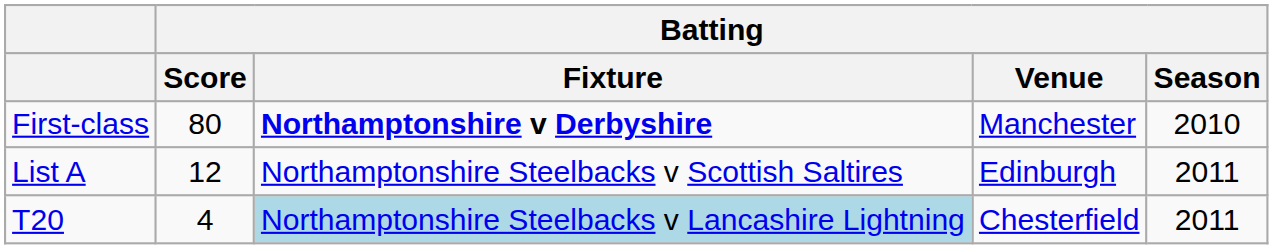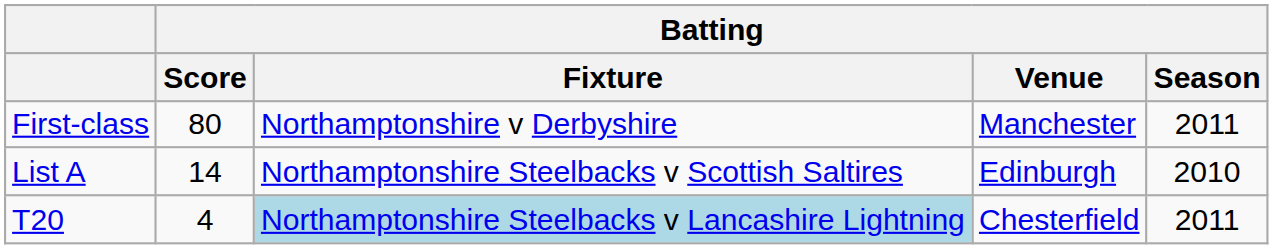(487, 124) bold -> (469, 124) normal
(1207, 124) 2010 -> (1207, 124) 2011
(205, 172) 12 -> (205, 172) 14
(1207, 172) 2011 -> (1207, 172) 2010
